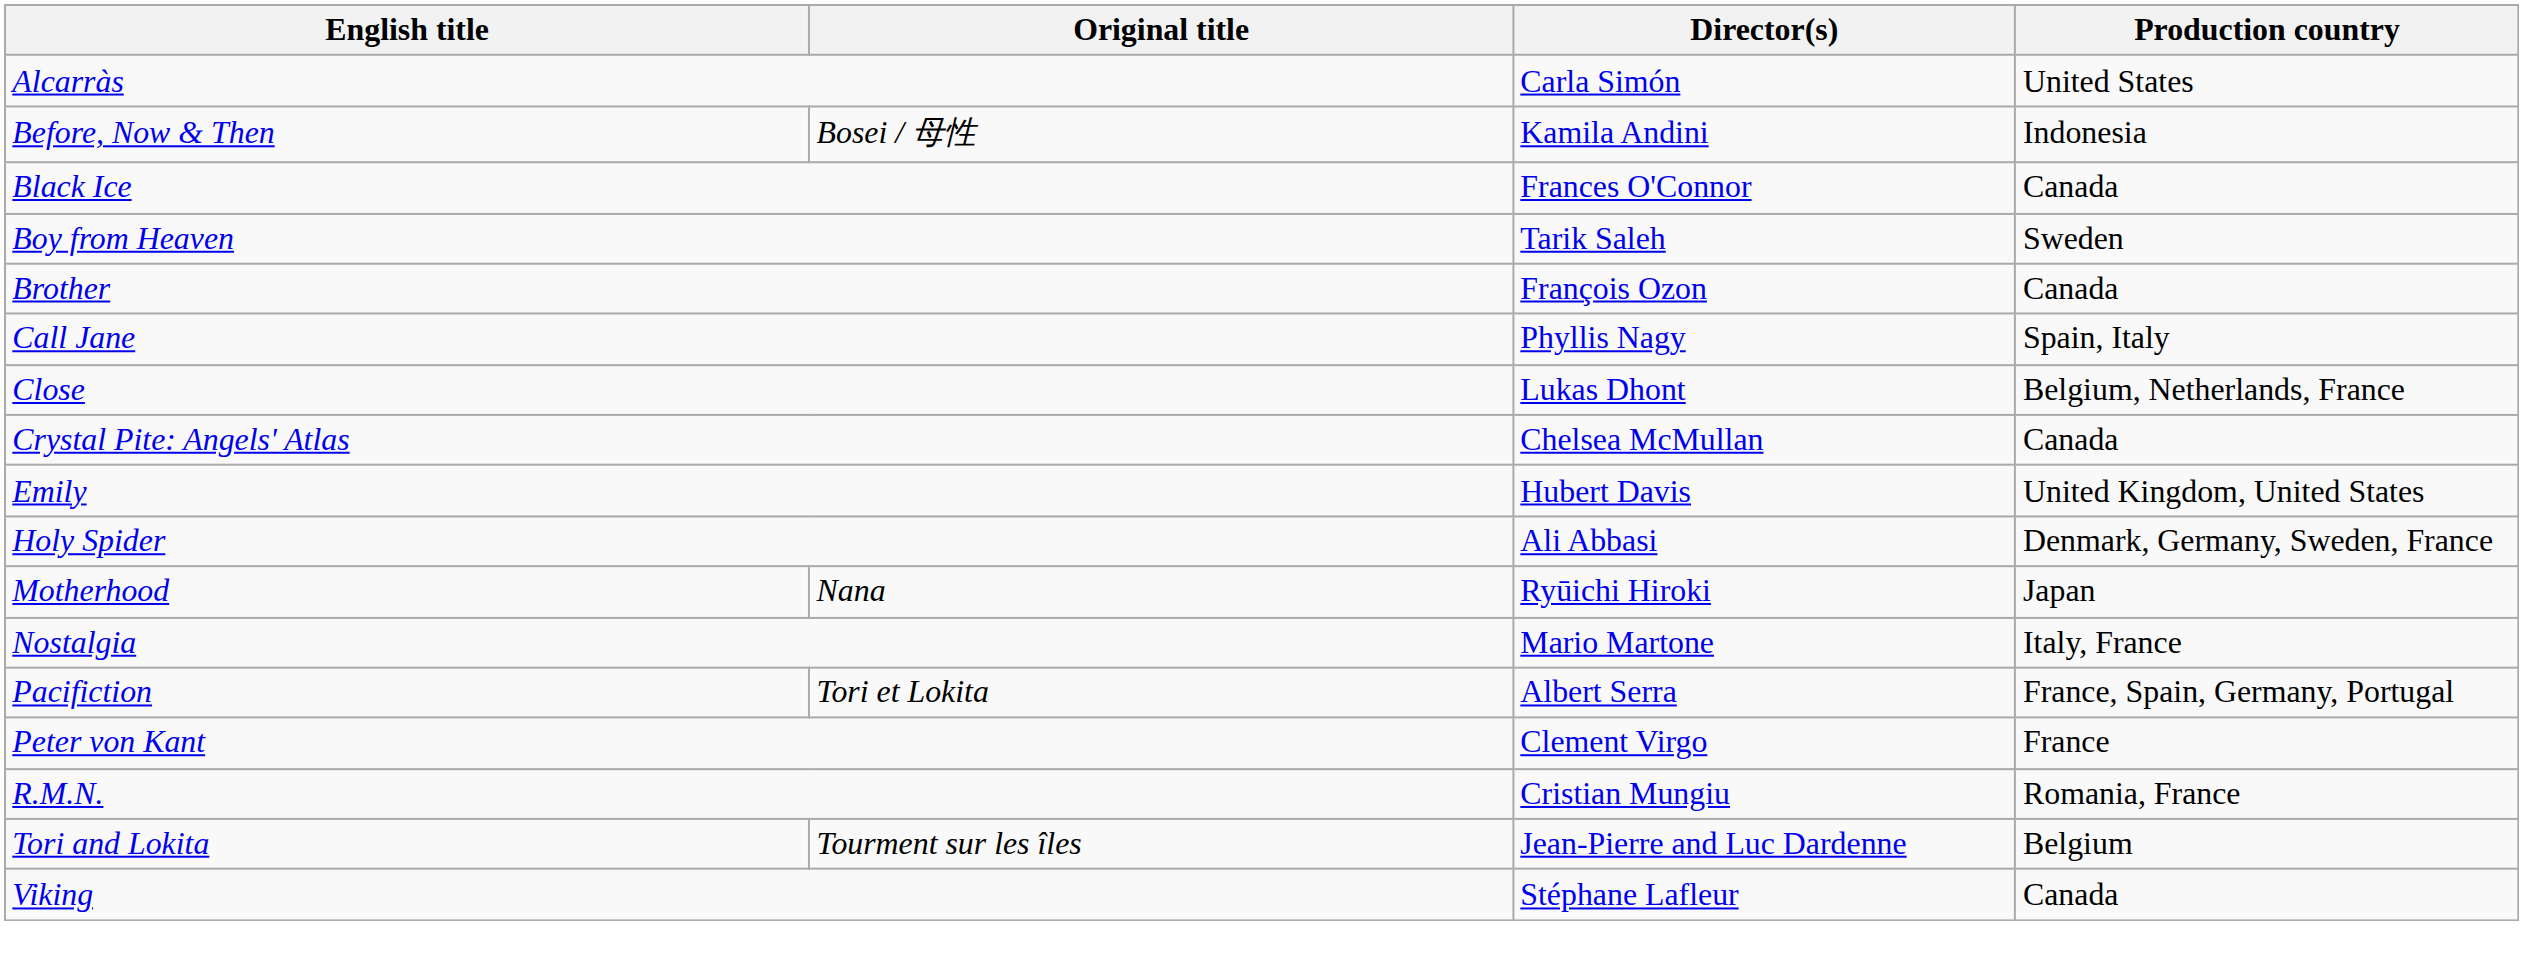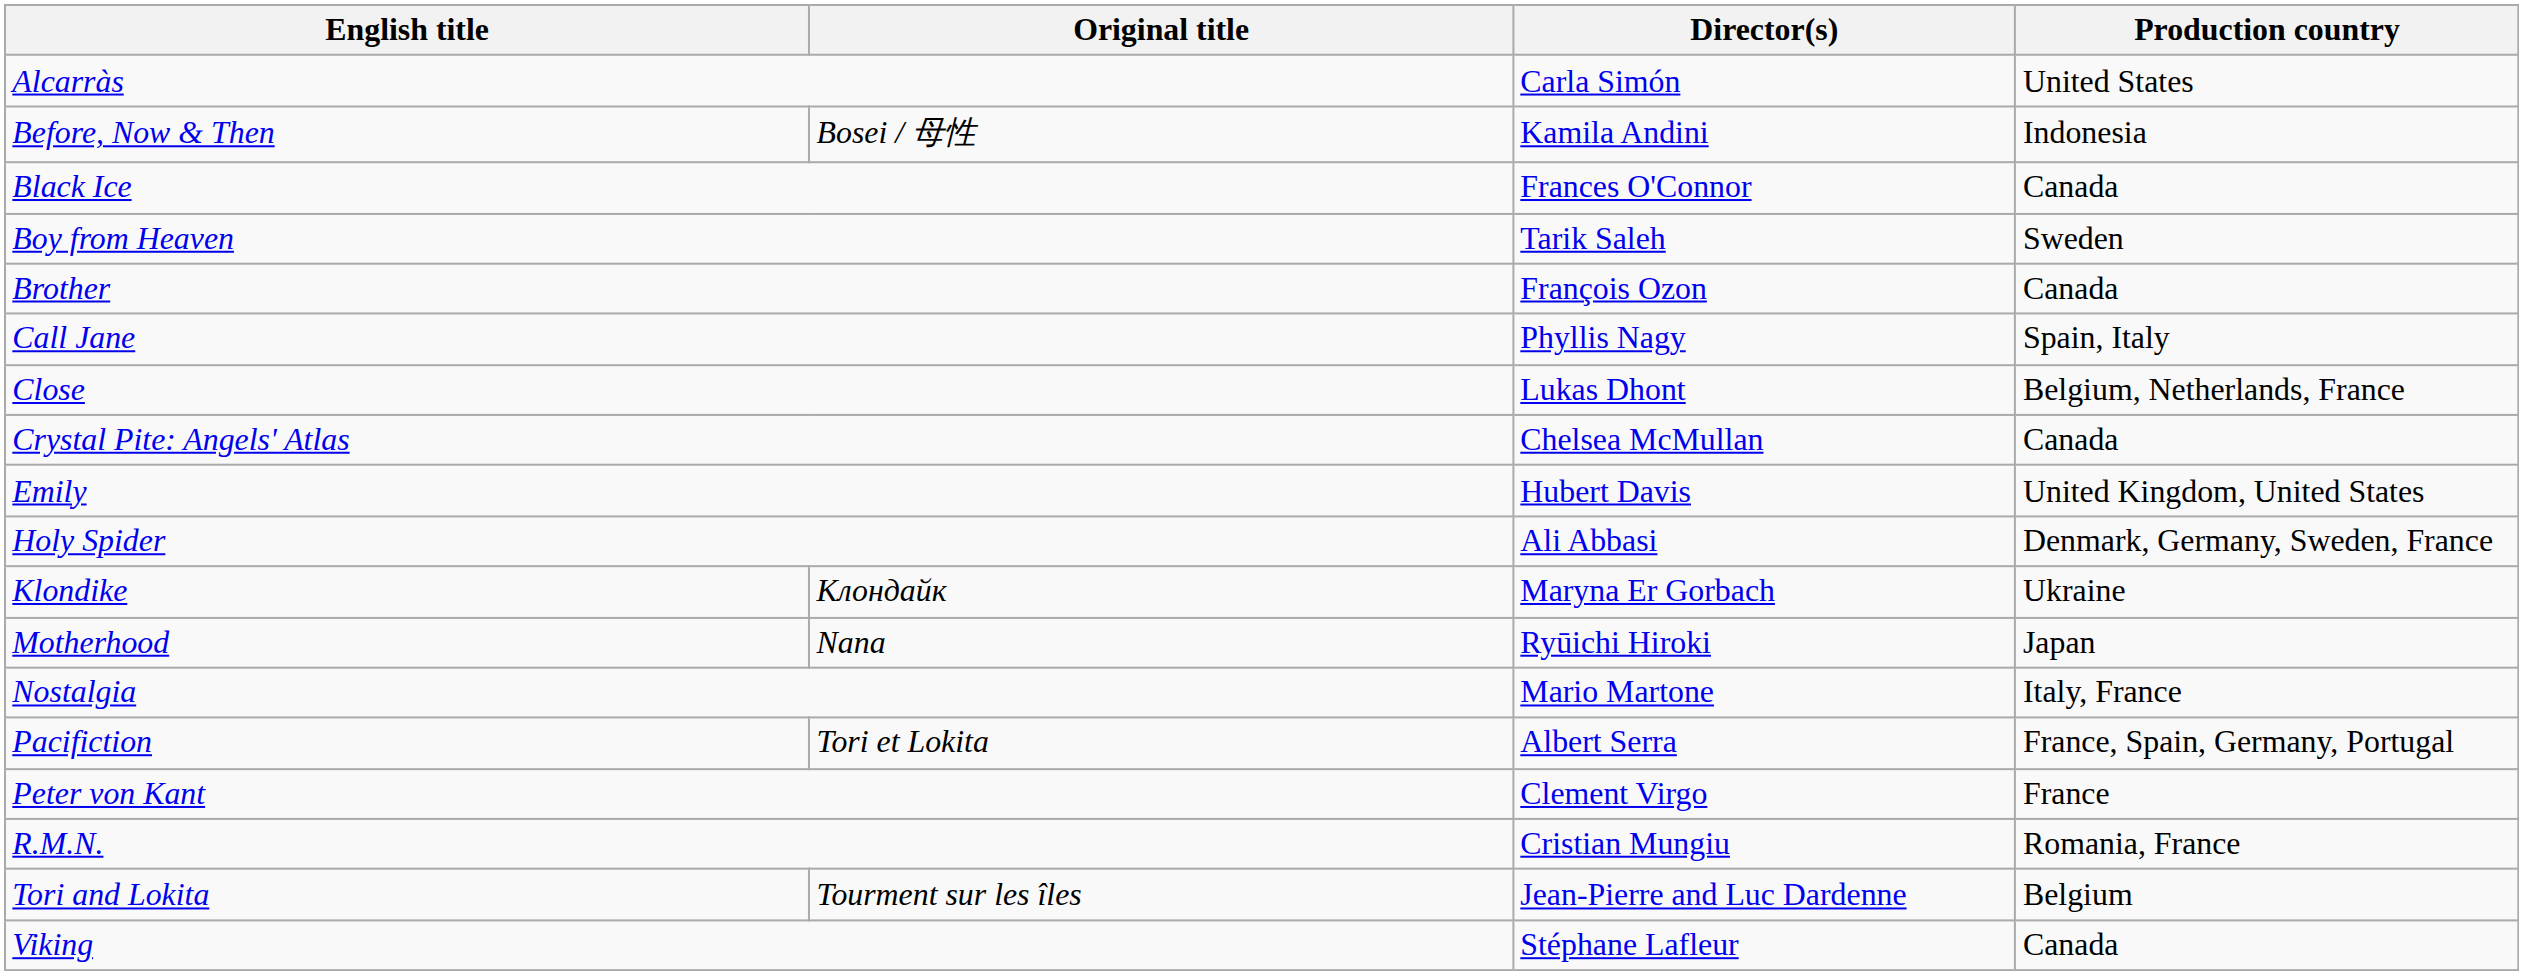+ row: (70, 591)
